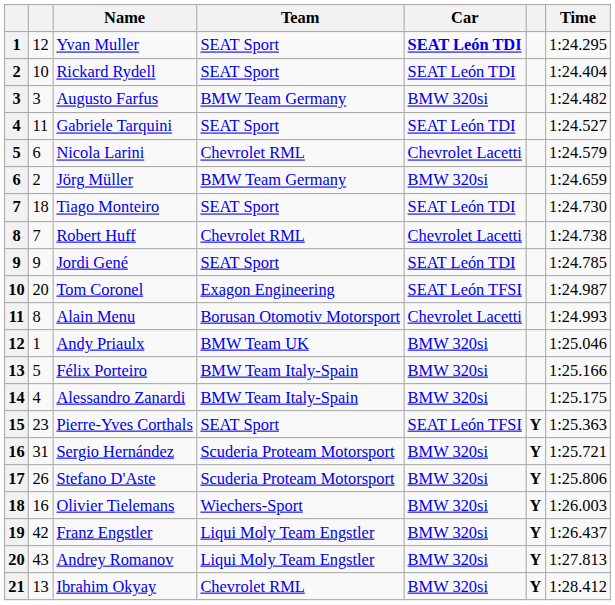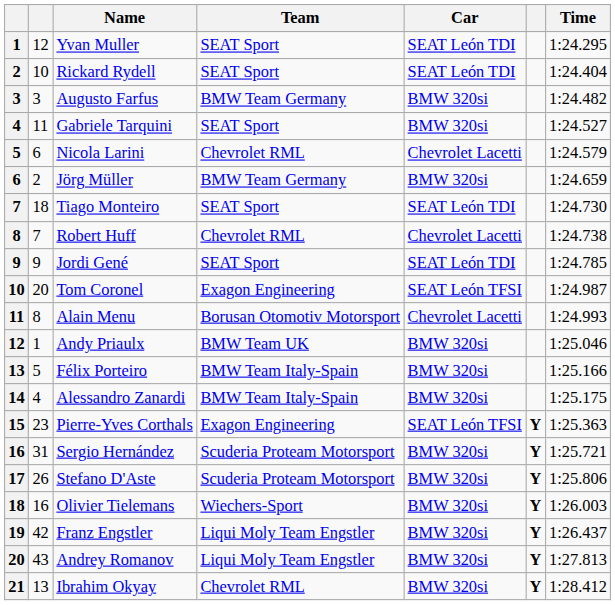(465, 45) bold -> (462, 45) normal
(462, 126) SEAT León TDI -> (448, 126) BMW 320si
(240, 424) SEAT Sport -> (268, 424) Exagon Engineering
